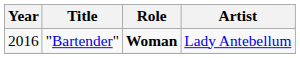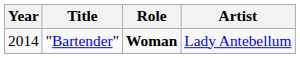(23, 41) 2016 -> (23, 41) 2014
